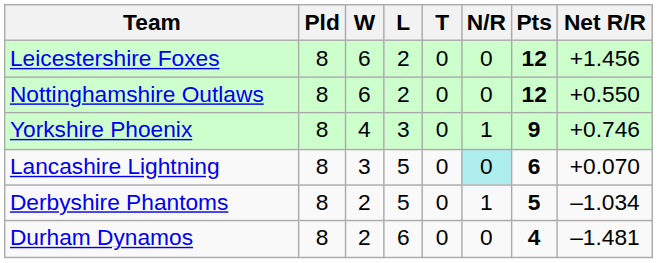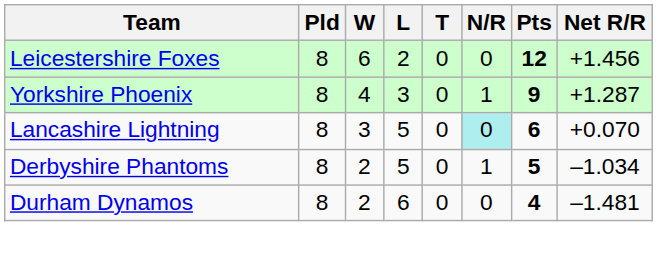- row: (137, 94)
(605, 130) +0.746 -> (605, 94) +1.287
